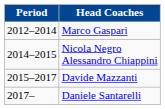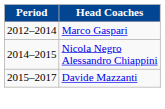- row: (101, 95)
